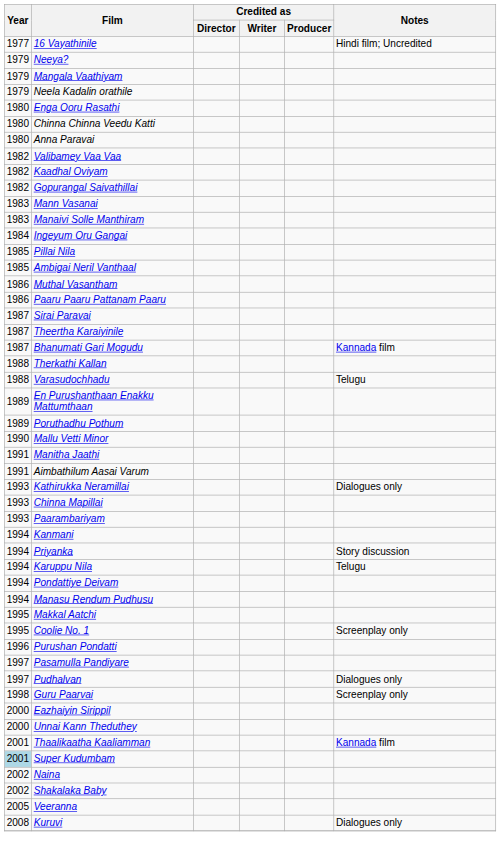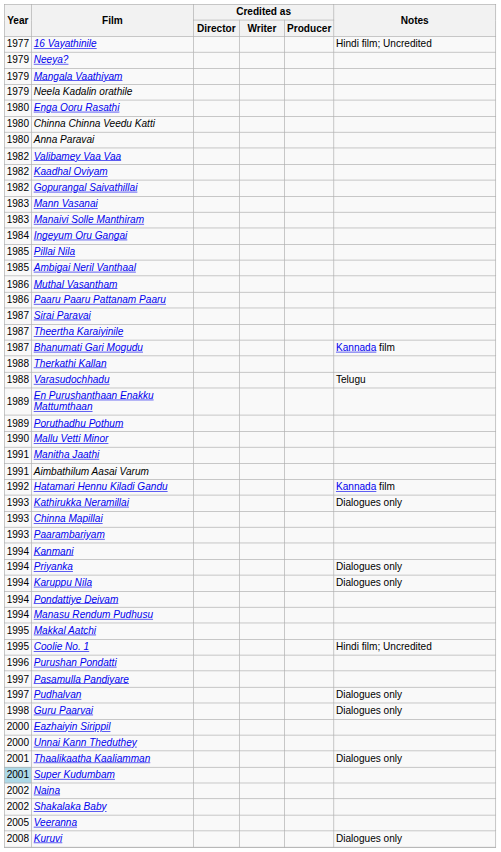+ row: (101, 487)
(373, 551) Story discussion -> (369, 567) Dialogues only
(351, 567) Telugu -> (369, 583) Dialogues only
(372, 631) Screenplay only -> (384, 647) Hindi film; Uncredited
(372, 695) Screenplay only -> (369, 711) Dialogues only
(365, 743) Kannada film -> (369, 759) Dialogues only
